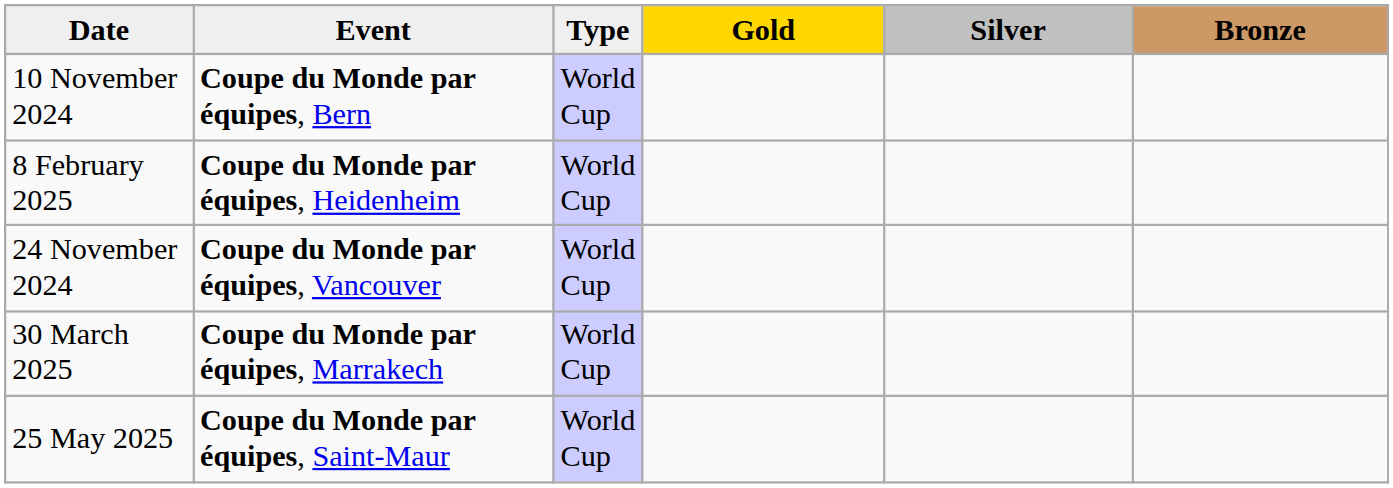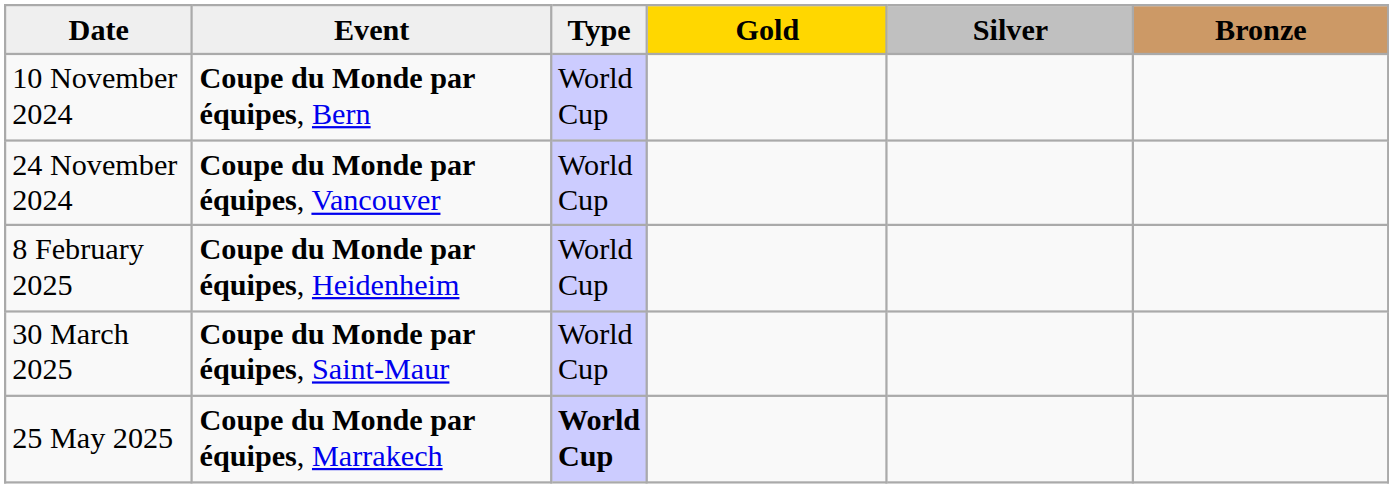rows swapped: (95, 267) <-> (78, 181)
(338, 352) Coupe du Monde par équipes, Marrakech -> (337, 352) Coupe du Monde par équipes, Saint-Maur
(338, 437) Coupe du Monde par équipes, Saint-Maur -> (337, 437) Coupe du Monde par équipes, Marrakech
(598, 437) normal -> (599, 437) bold
